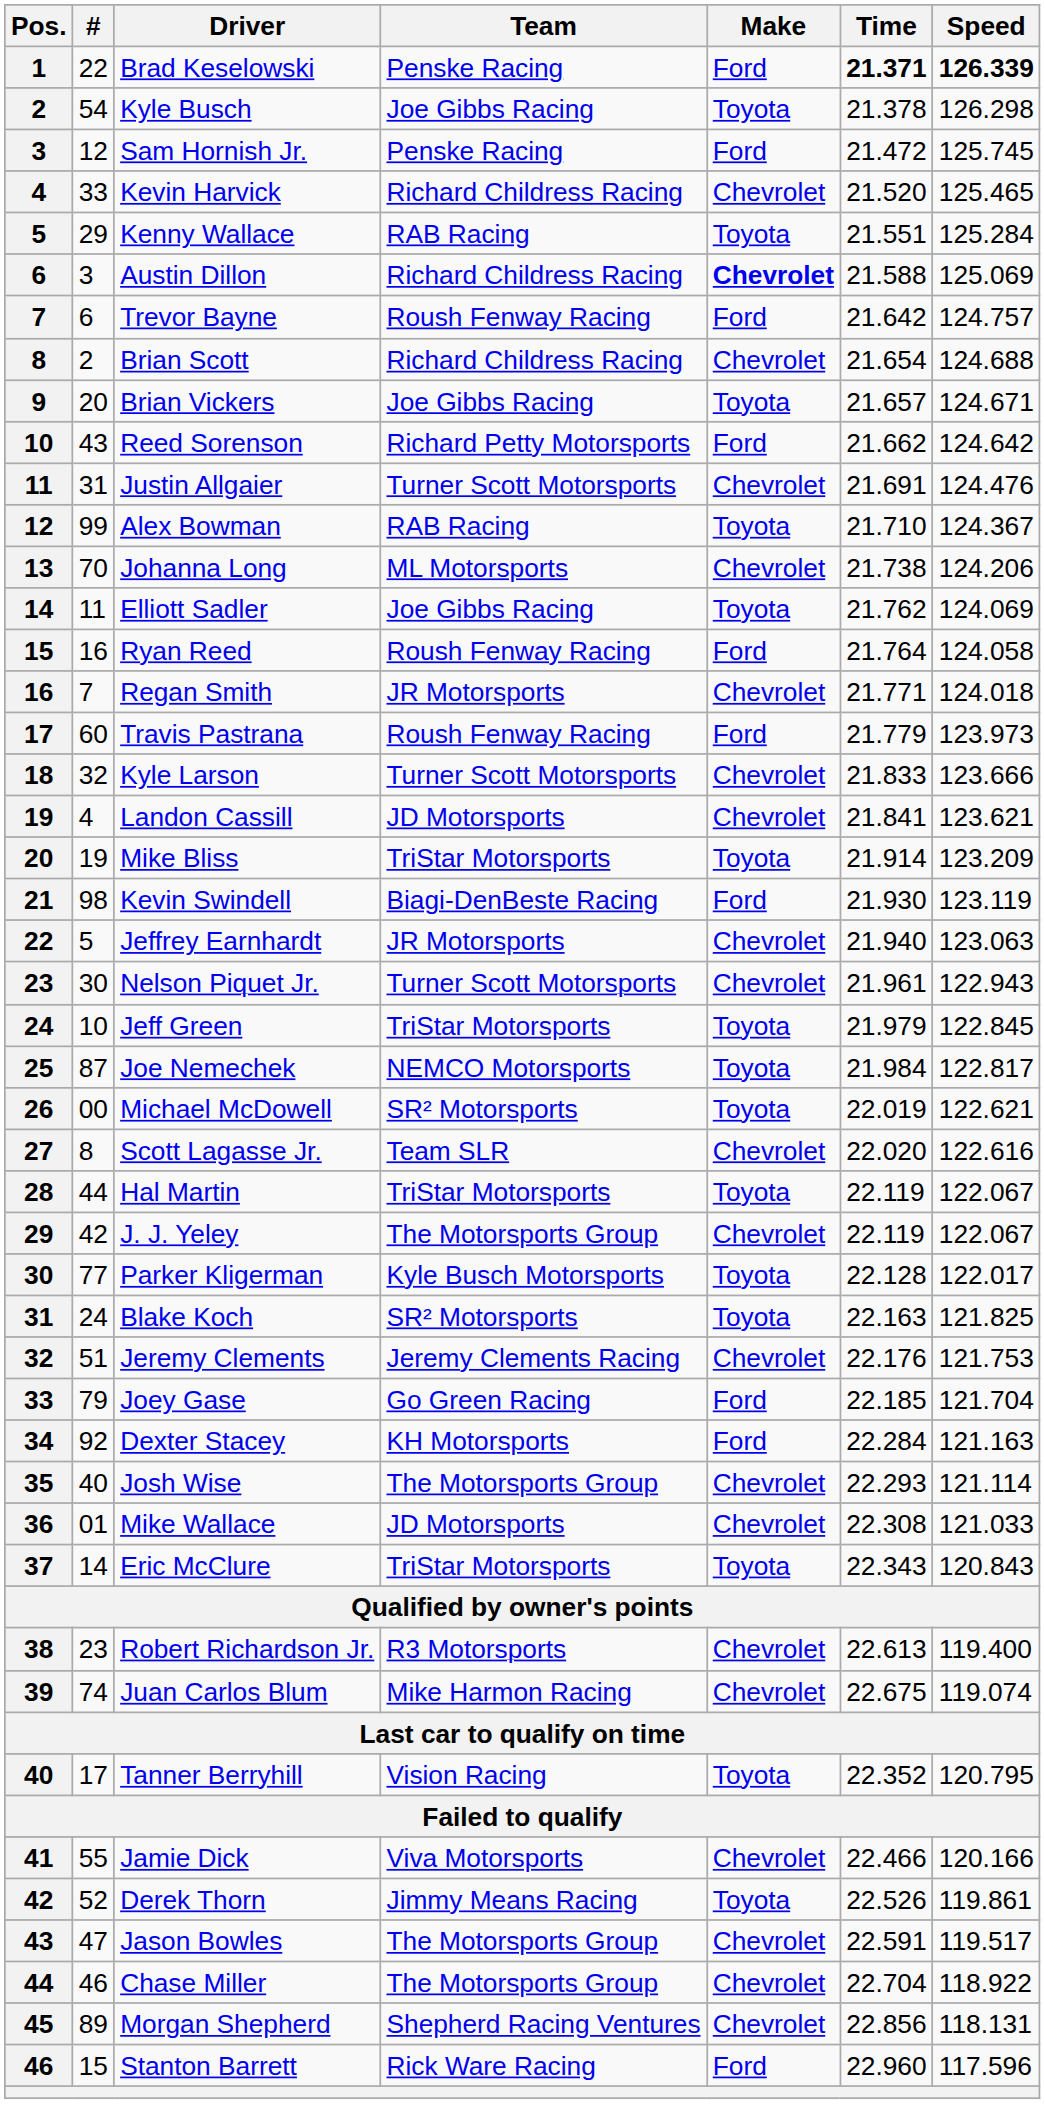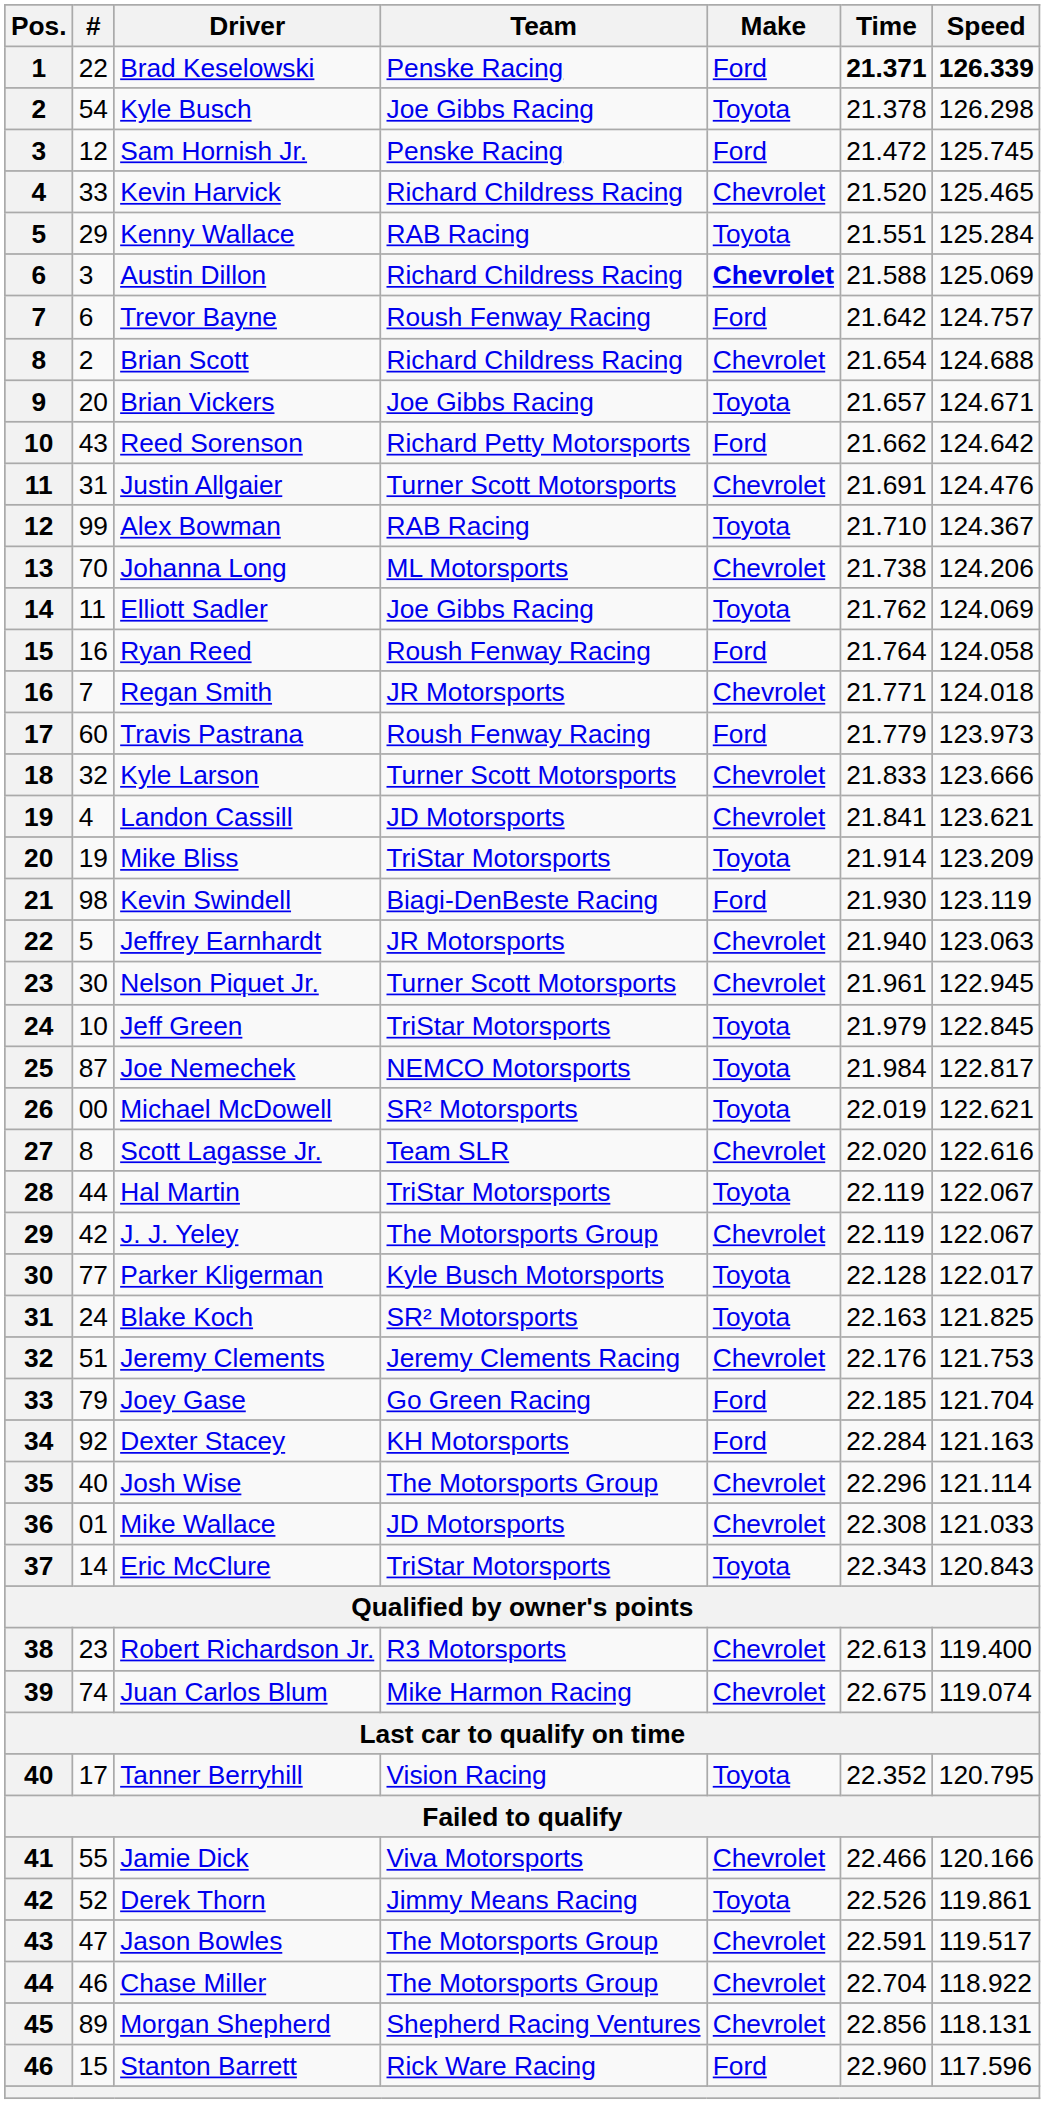(986, 983) 122.943 -> (986, 983) 122.945
(886, 1483) 22.293 -> (886, 1483) 22.296
